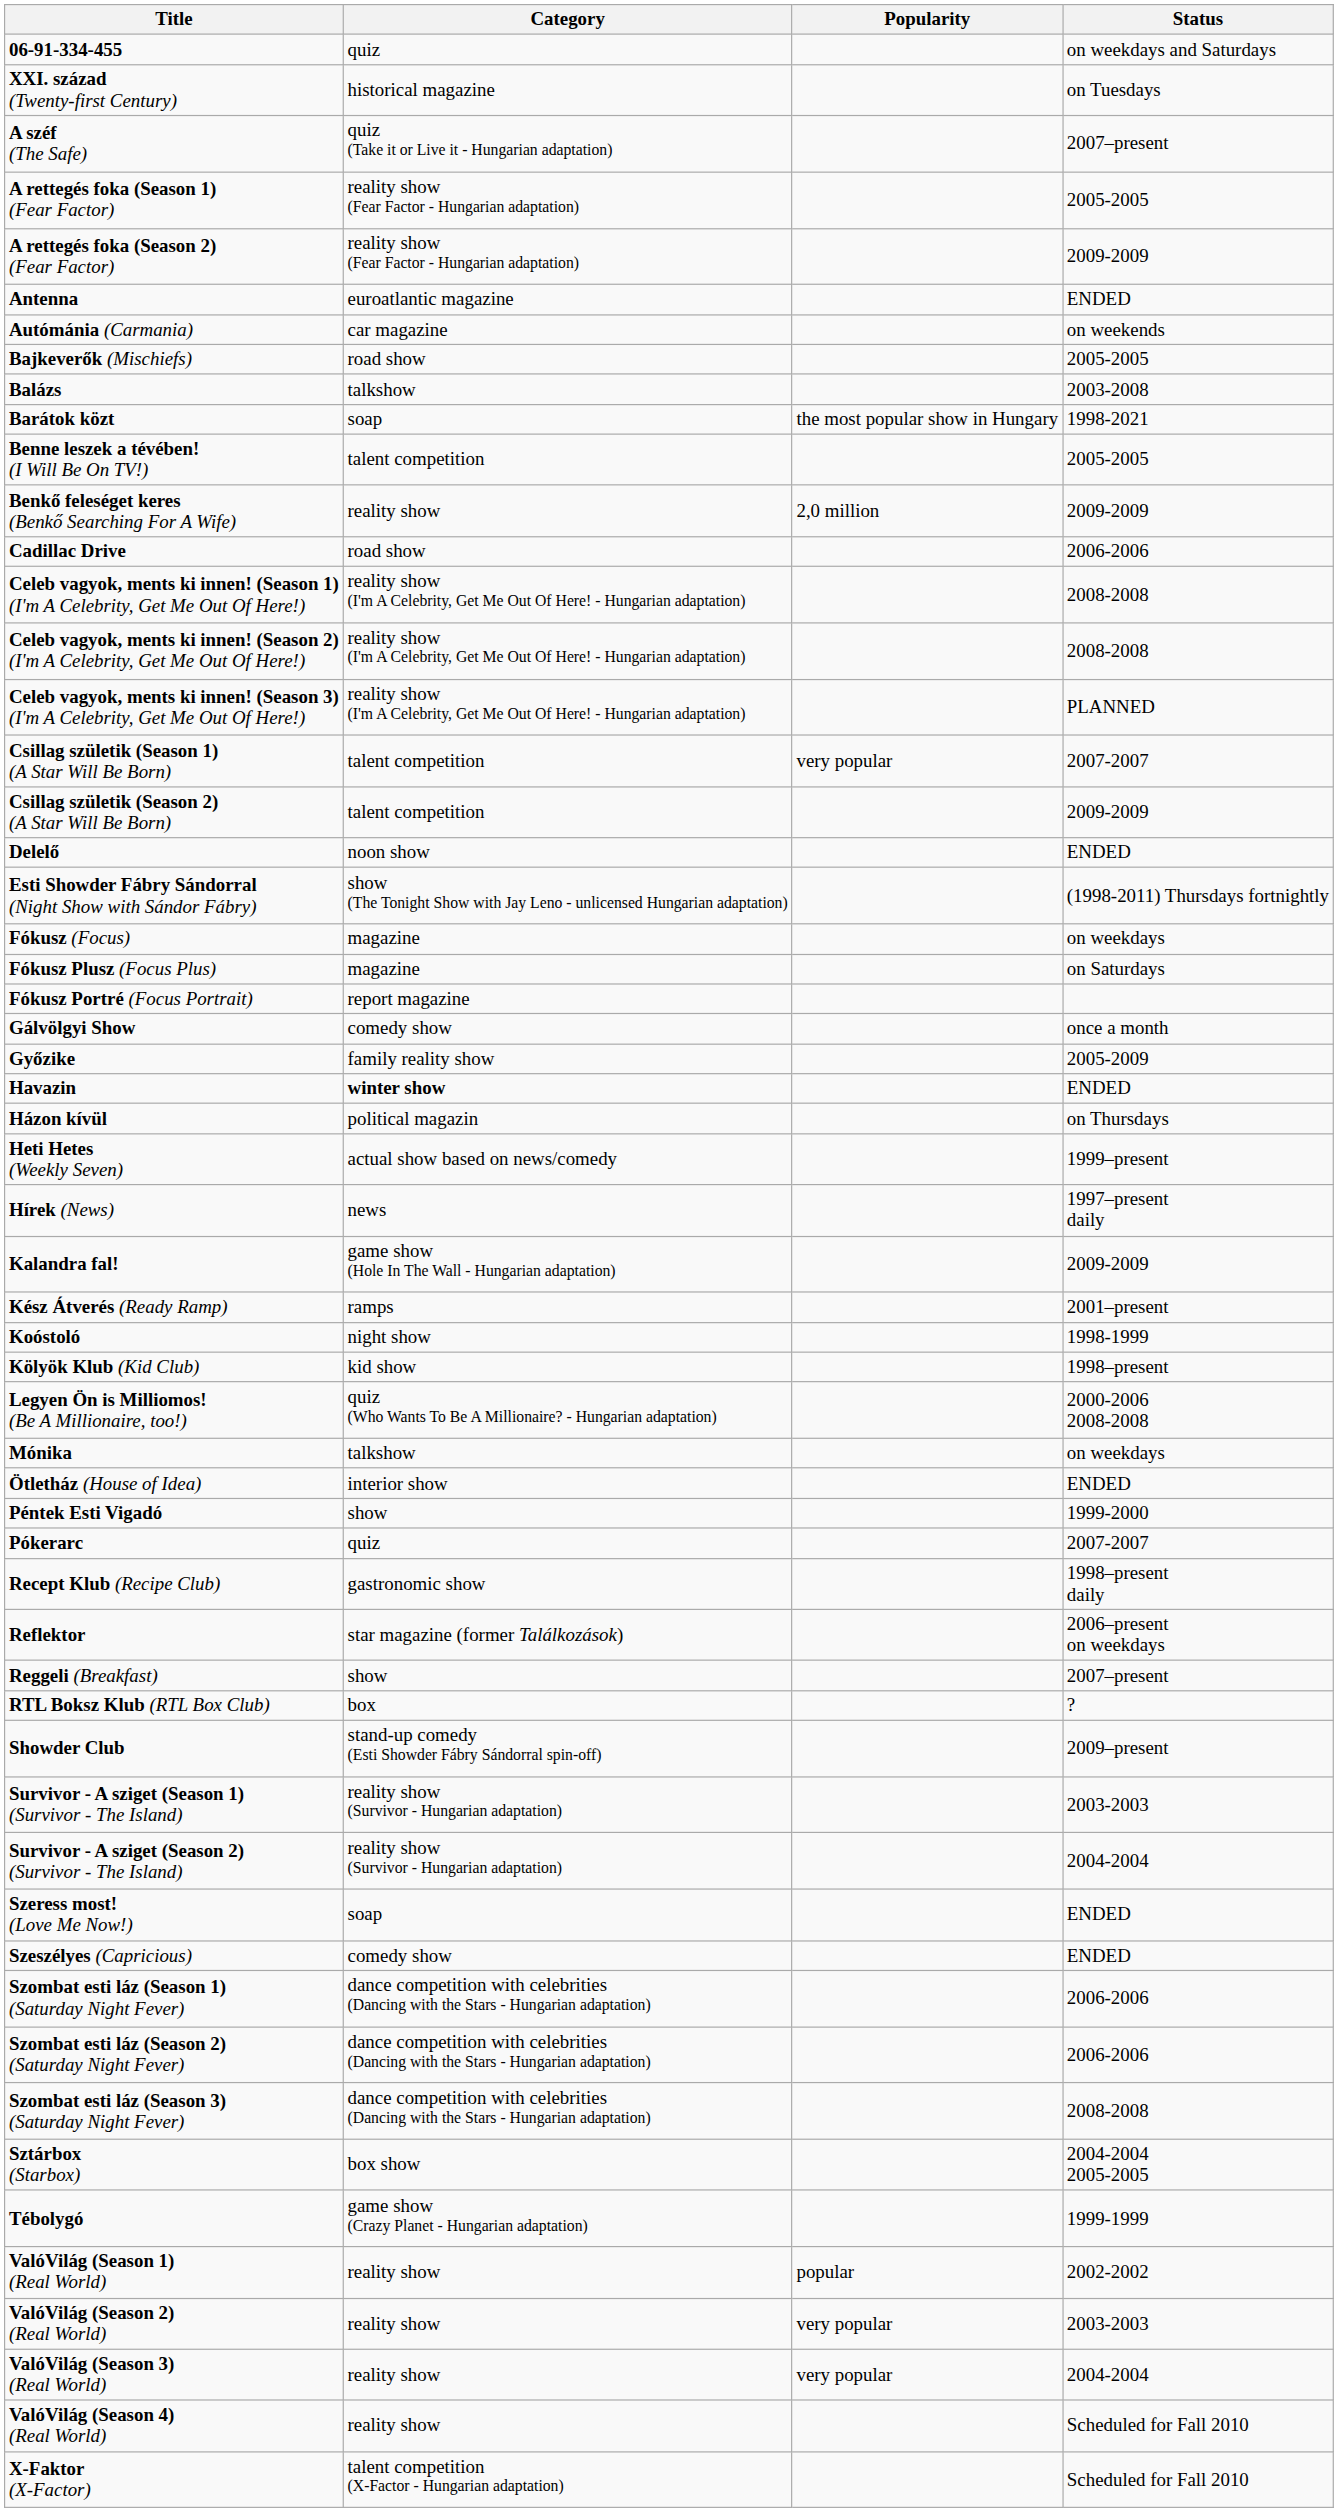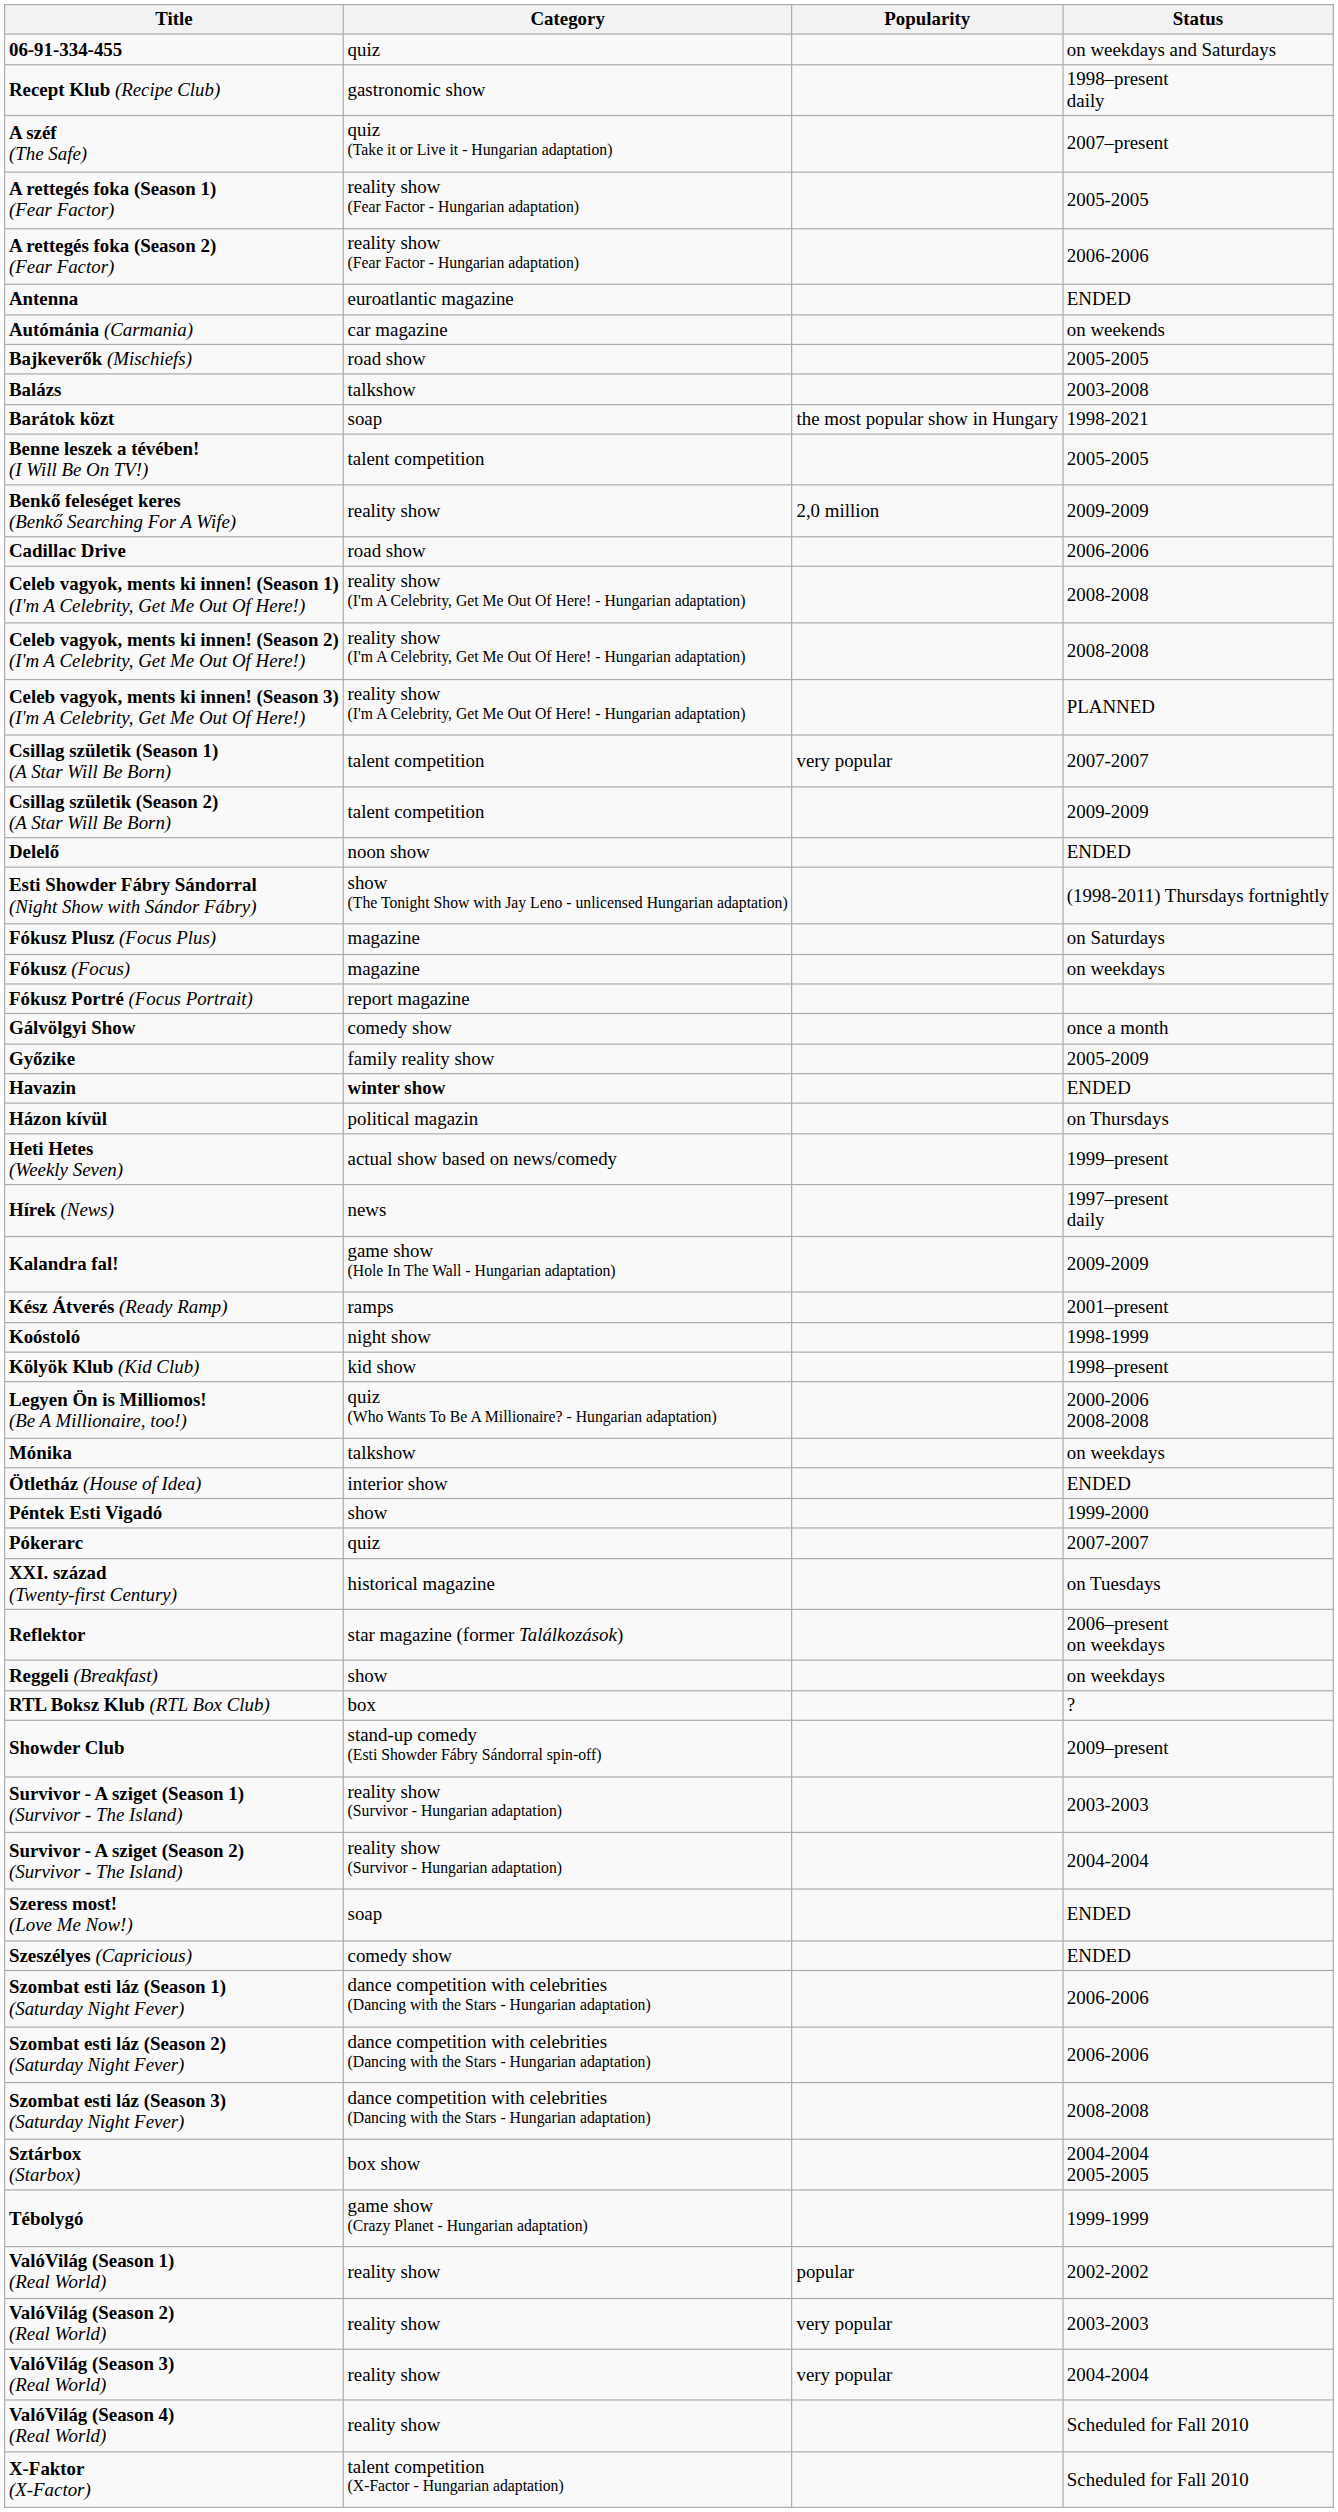rows swapped: (93, 89) <-> (115, 1583)
(1108, 256) 2009-2009 -> (1108, 256) 2006-2006
rows swapped: (70, 938) <-> (113, 968)
(1118, 1675) 2007–present -> (1116, 1675) on weekdays
